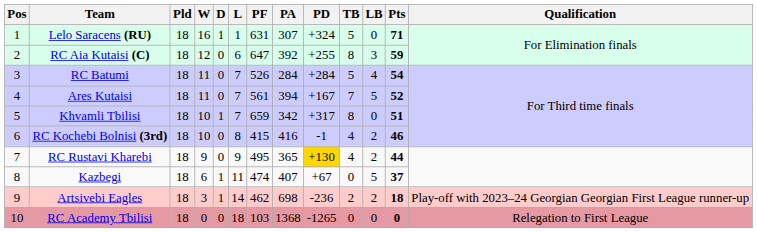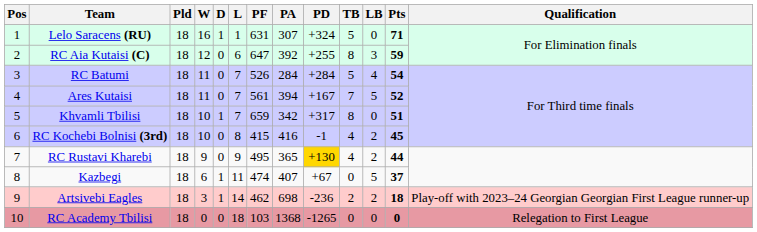(397, 136) 46 -> (397, 136) 45
